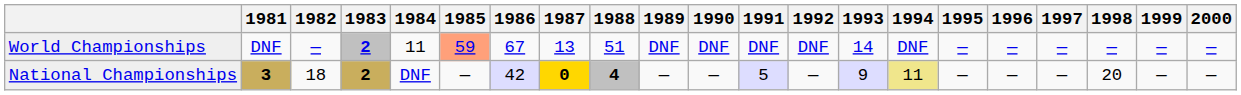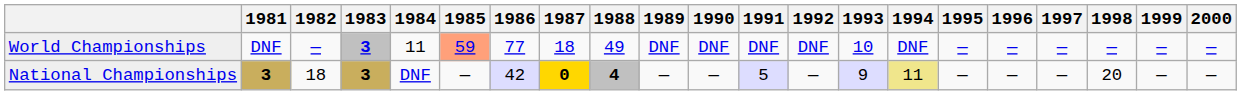(366, 47) 2 -> (366, 47) 3
(515, 47) 67 -> (515, 47) 77
(565, 47) 13 -> (565, 47) 18
(614, 47) 51 -> (614, 47) 49
(863, 47) 14 -> (863, 47) 10
(366, 75) 2 -> (366, 75) 3
